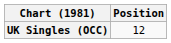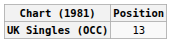(139, 30) 12 -> (139, 30) 13
